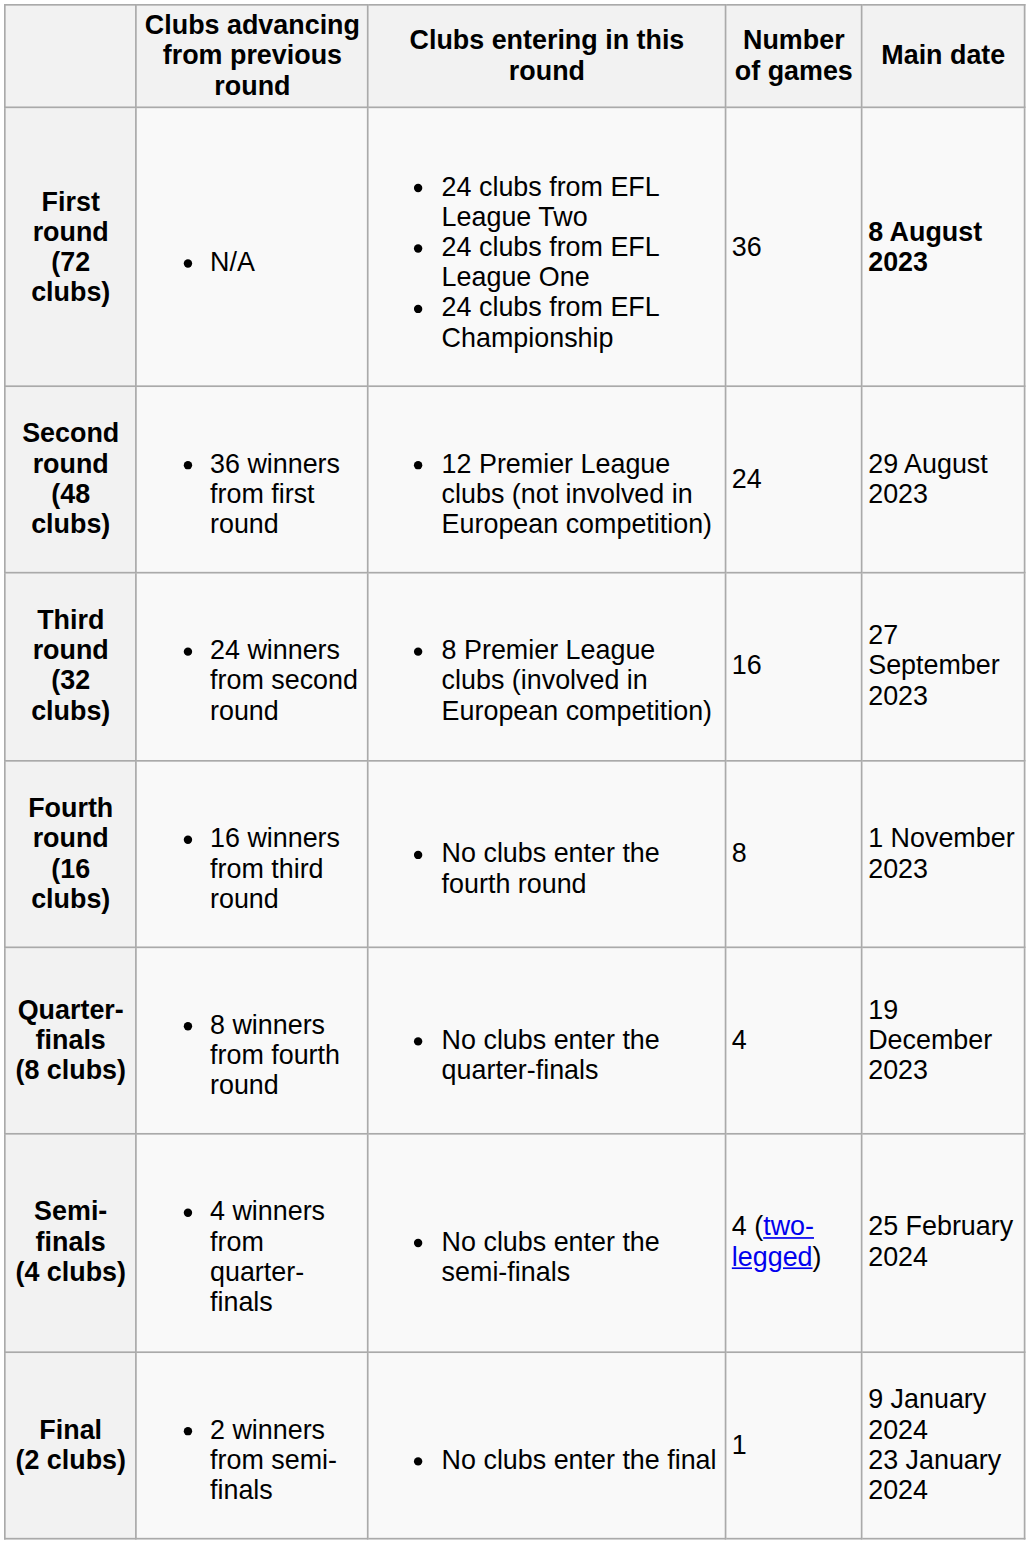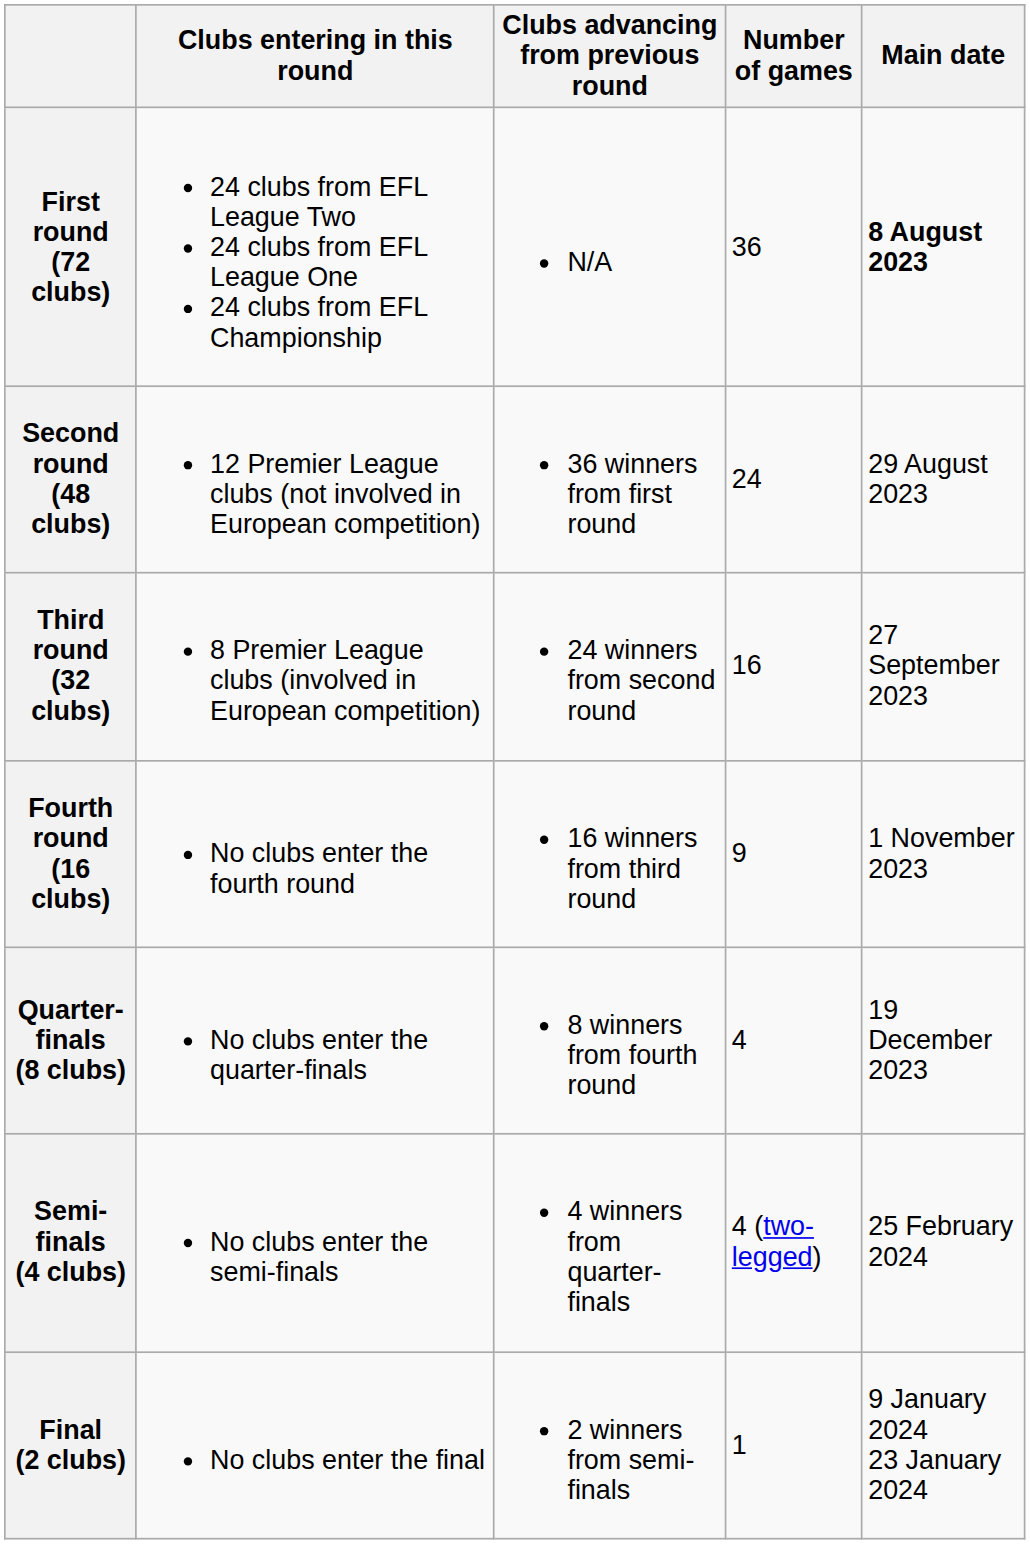columns swapped: (547, 56) <-> (252, 56)
(739, 853) 8 -> (739, 853) 9
